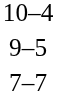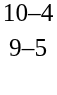- row: (28, 82)
